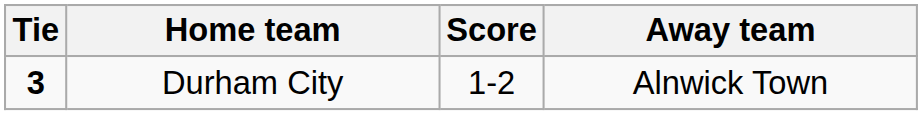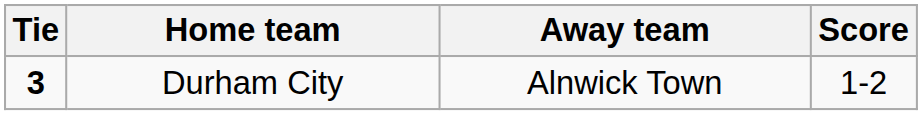columns swapped: (492, 30) <-> (730, 30)
